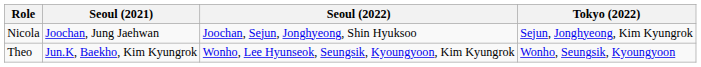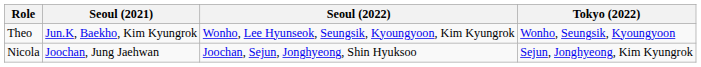rows swapped: (20, 52) <-> (23, 33)
